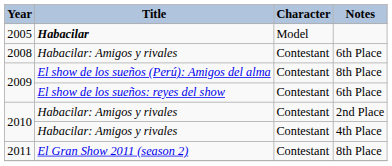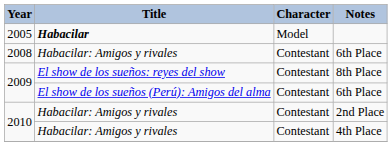(154, 72) El show de los sueños (Perú): Amigos del alma -> (131, 72) El show de los sueños: reyes del show
(131, 92) El show de los sueños: reyes del show -> (154, 92) El show de los sueños (Perú): Amigos del alma
- row: (19, 151)
